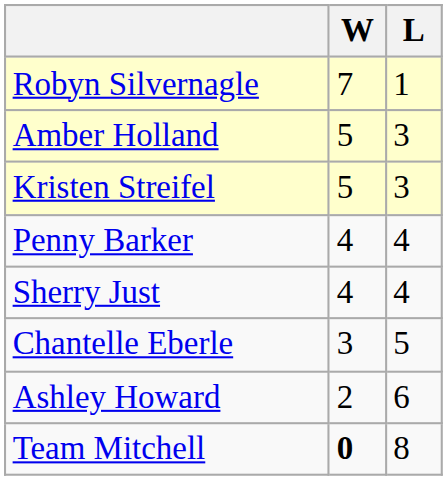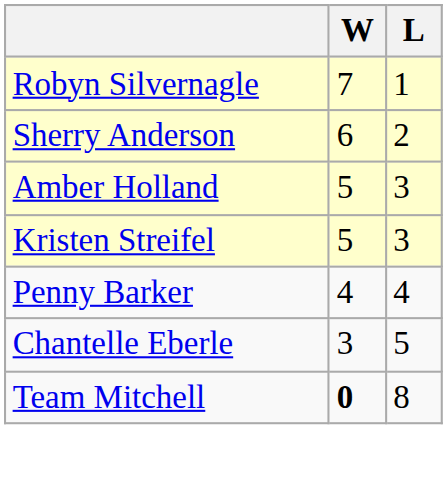+ row: (124, 135)
- row: (86, 291)
- row: (117, 396)
